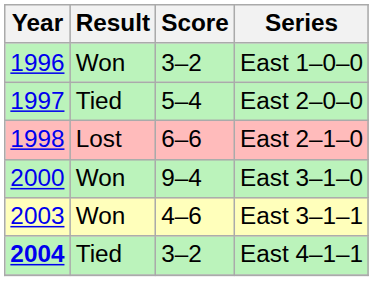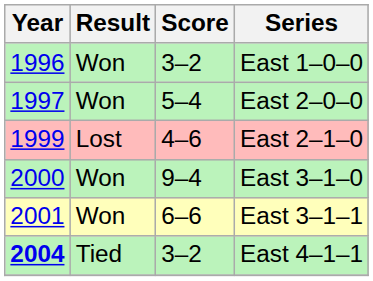(99, 100) Tied -> (100, 100) Won
(37, 139) 1998 -> (37, 139) 1999
(182, 139) 6–6 -> (182, 139) 4–6
(37, 216) 2003 -> (37, 216) 2001
(182, 216) 4–6 -> (182, 216) 6–6
